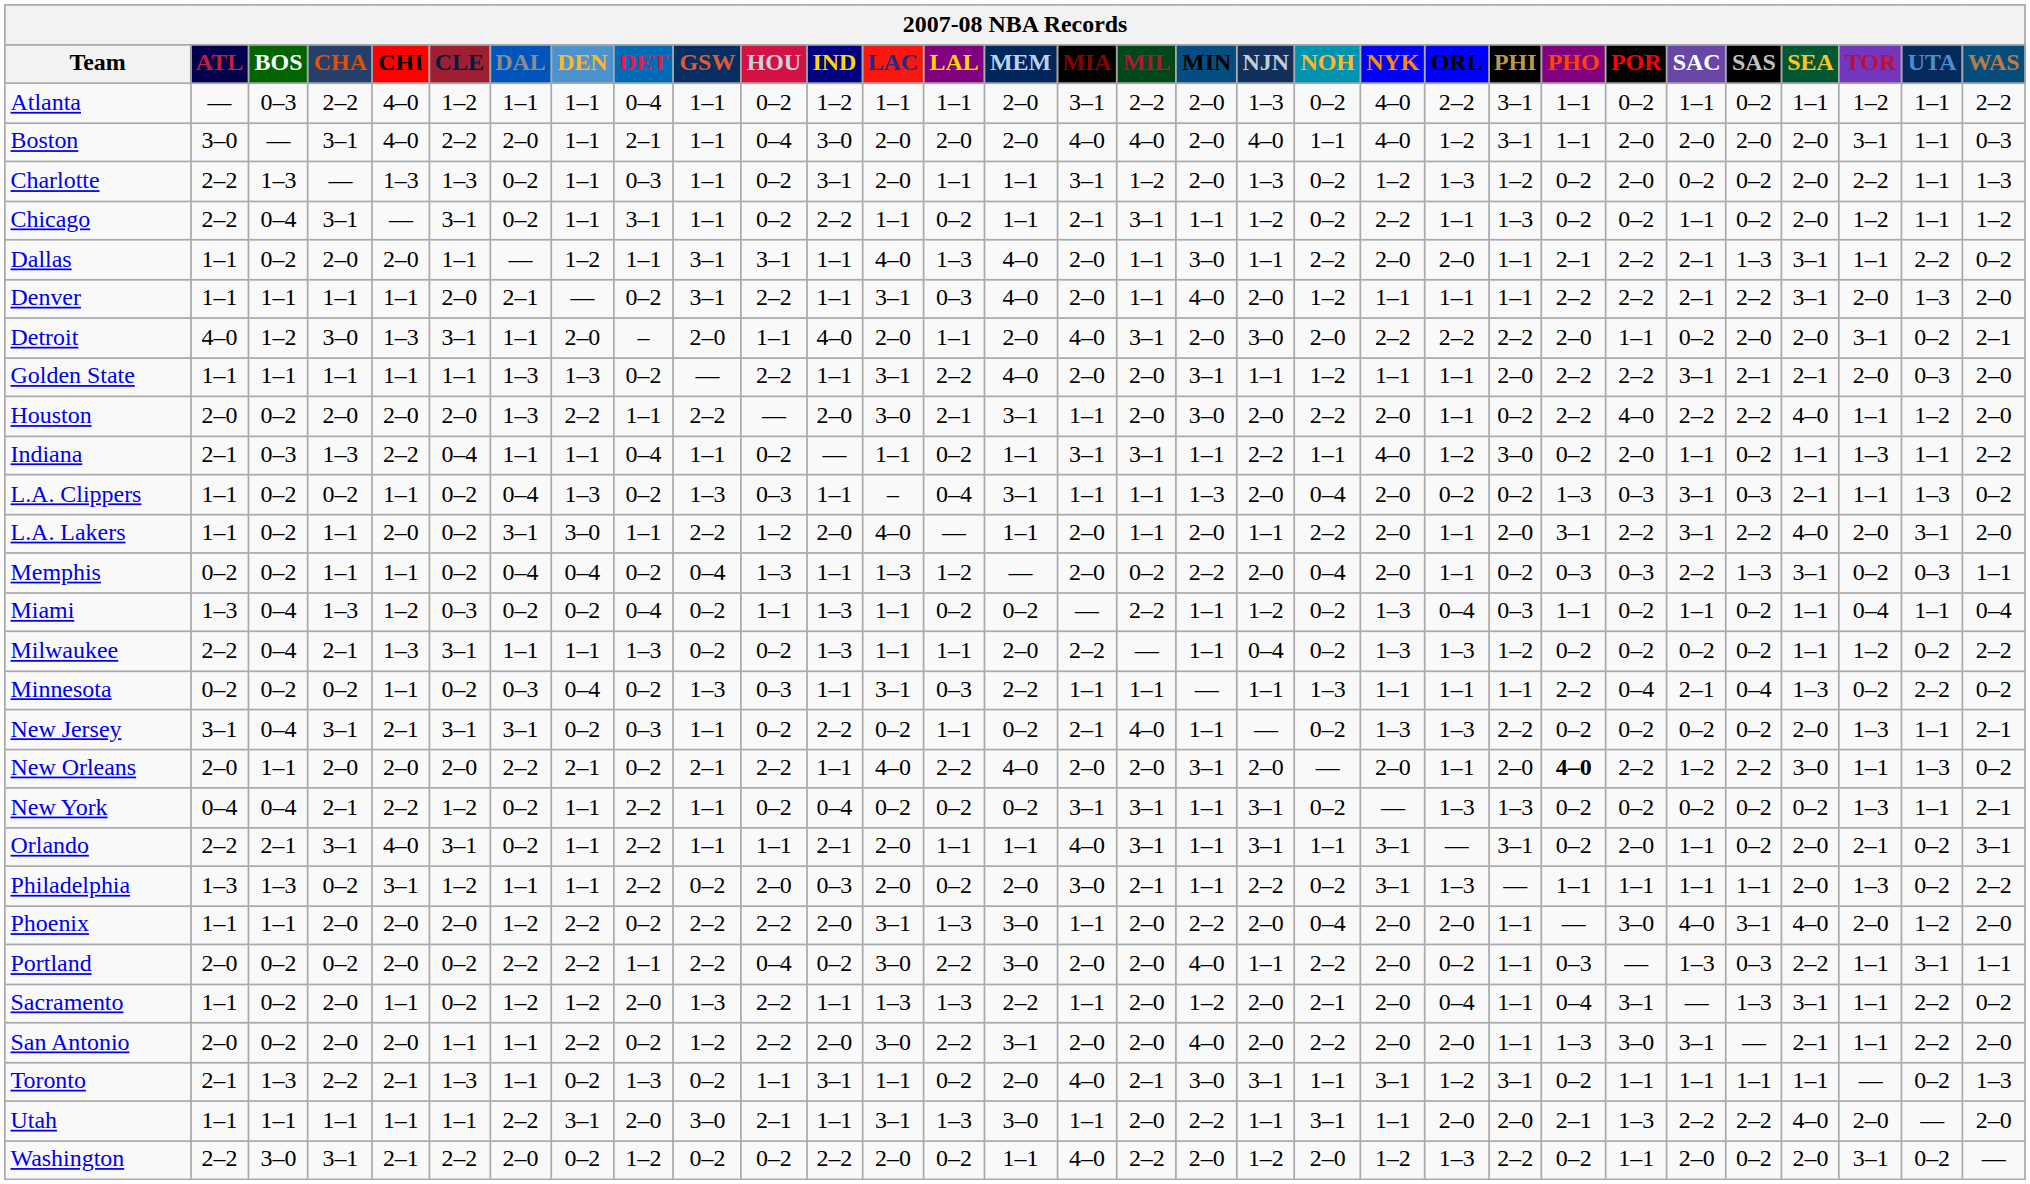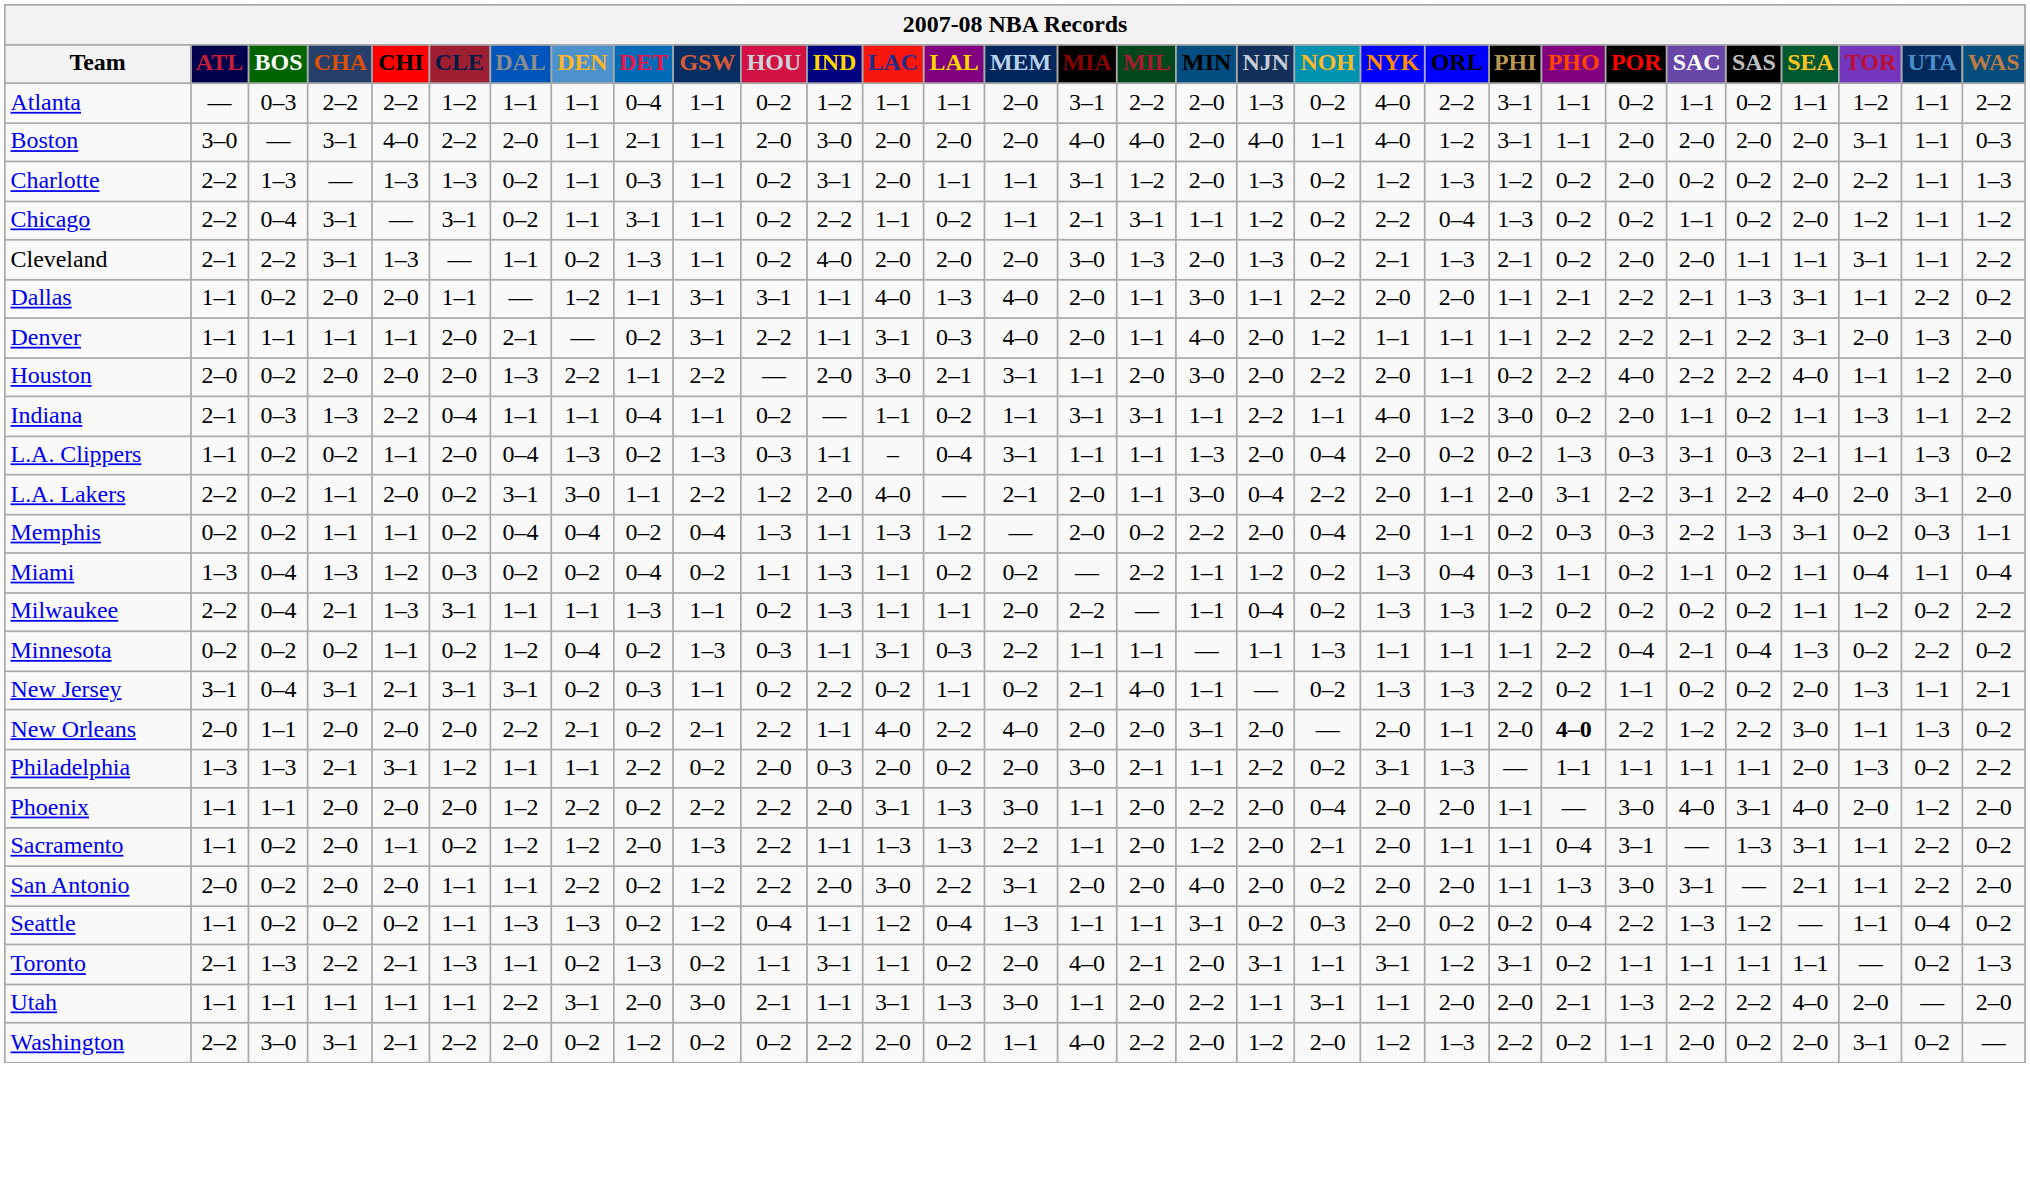(401, 102) 4–0 -> (401, 102) 2–2
(774, 141) 0–4 -> (774, 141) 2–0
(1457, 219) 1–1 -> (1457, 219) 0–4
+ row: (59, 258)
- row: (44, 337)
- row: (73, 376)
(459, 493) 0–2 -> (459, 454) 2–0
(220, 532) 1–1 -> (220, 493) 2–2
(1021, 532) 1–1 -> (1021, 493) 2–1
(1207, 532) 2–0 -> (1207, 493) 3–0
(1266, 532) 1–1 -> (1266, 493) 0–4
(707, 650) 0–2 -> (707, 611) 1–1
(521, 689) 0–3 -> (521, 650) 1–2
(1636, 728) 0–2 -> (1636, 689) 1–1
- row: (59, 806)
- row: (50, 845)
(340, 885) 0–2 -> (340, 767) 2–1
- row: (51, 963)
(1457, 1002) 0–4 -> (1457, 845) 1–1
(1328, 1041) 2–2 -> (1328, 885) 0–2
+ row: (43, 924)
(1207, 1080) 3–0 -> (1207, 963) 2–0
